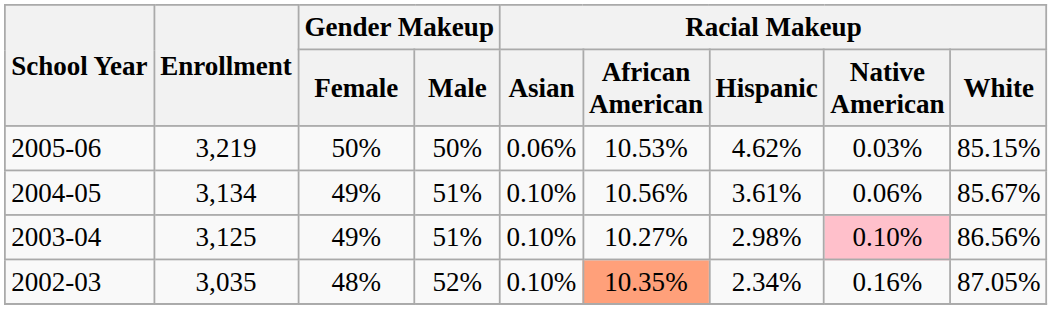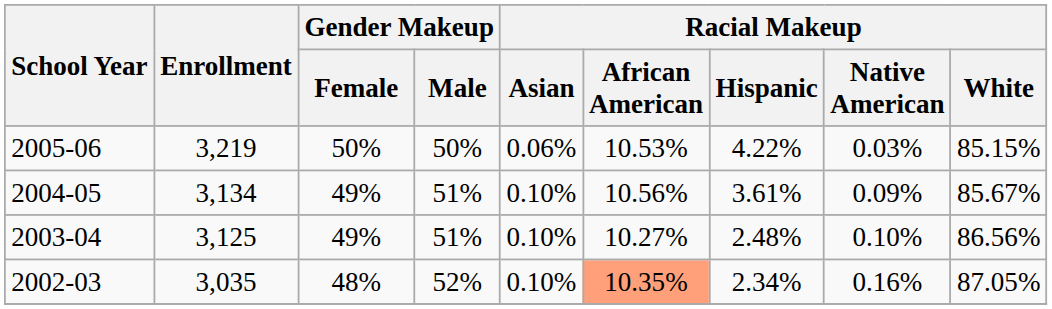(767, 148) 4.62% -> (767, 148) 4.22%
(887, 192) 0.06% -> (887, 192) 0.09%
(767, 237) 2.98% -> (767, 237) 2.48%
(887, 237) pink background -> (887, 237) no background
